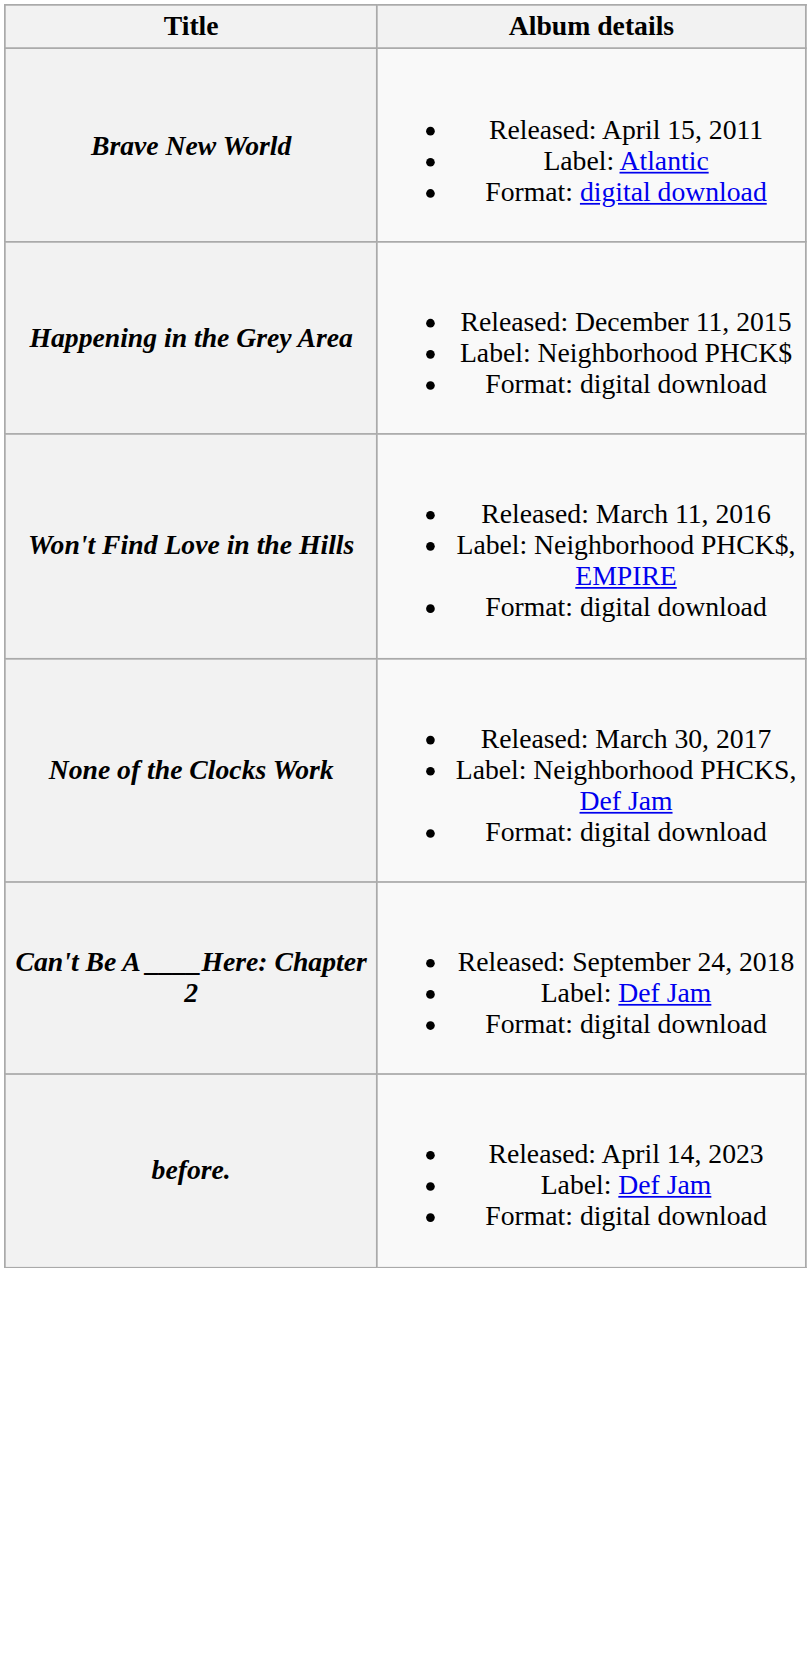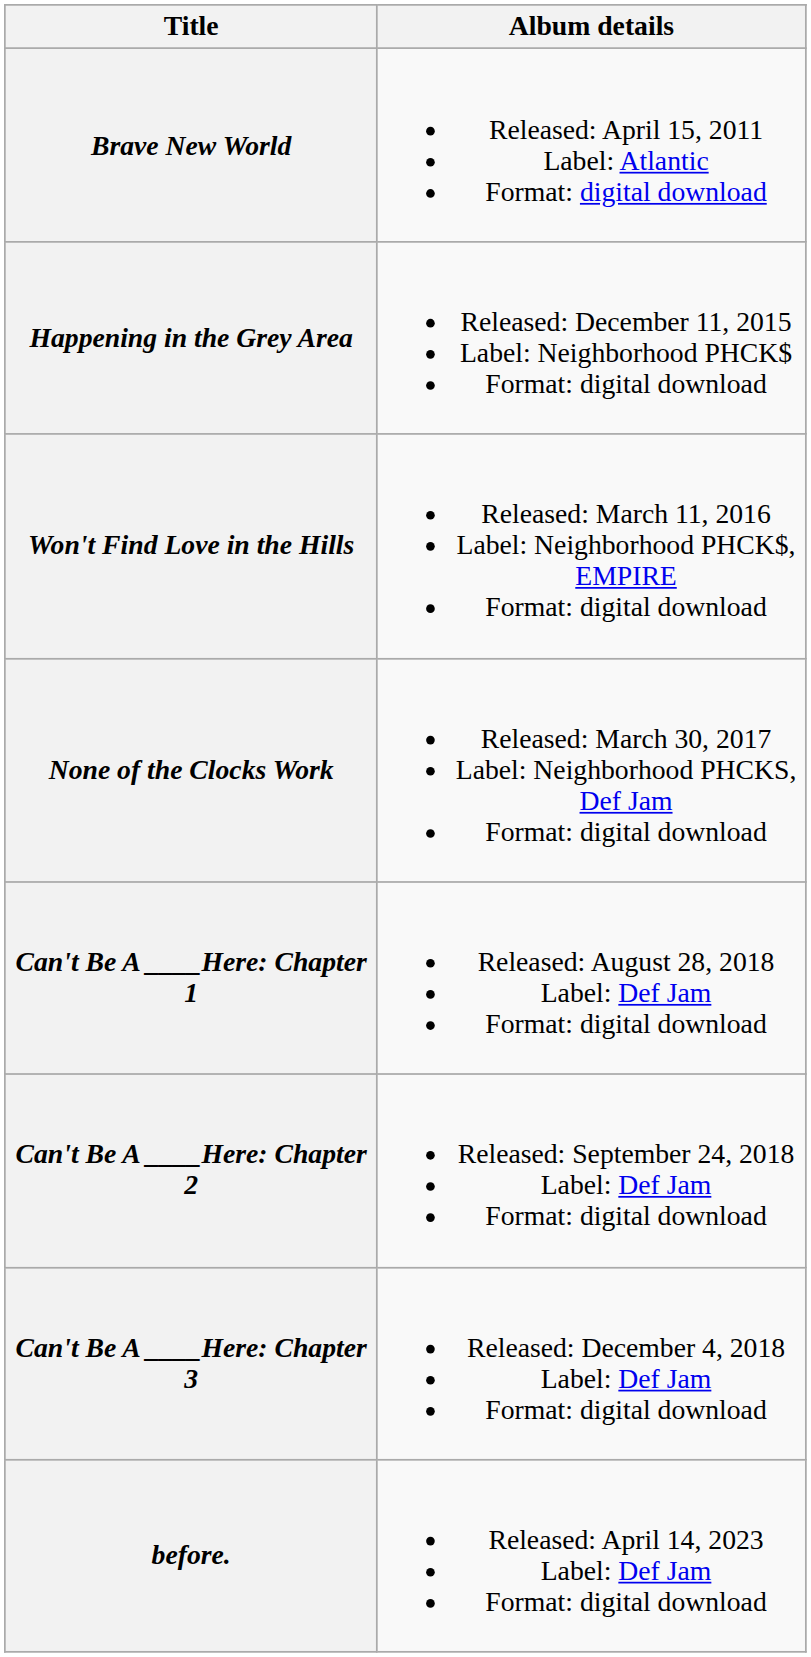+ row: (191, 977)
+ row: (191, 1363)
